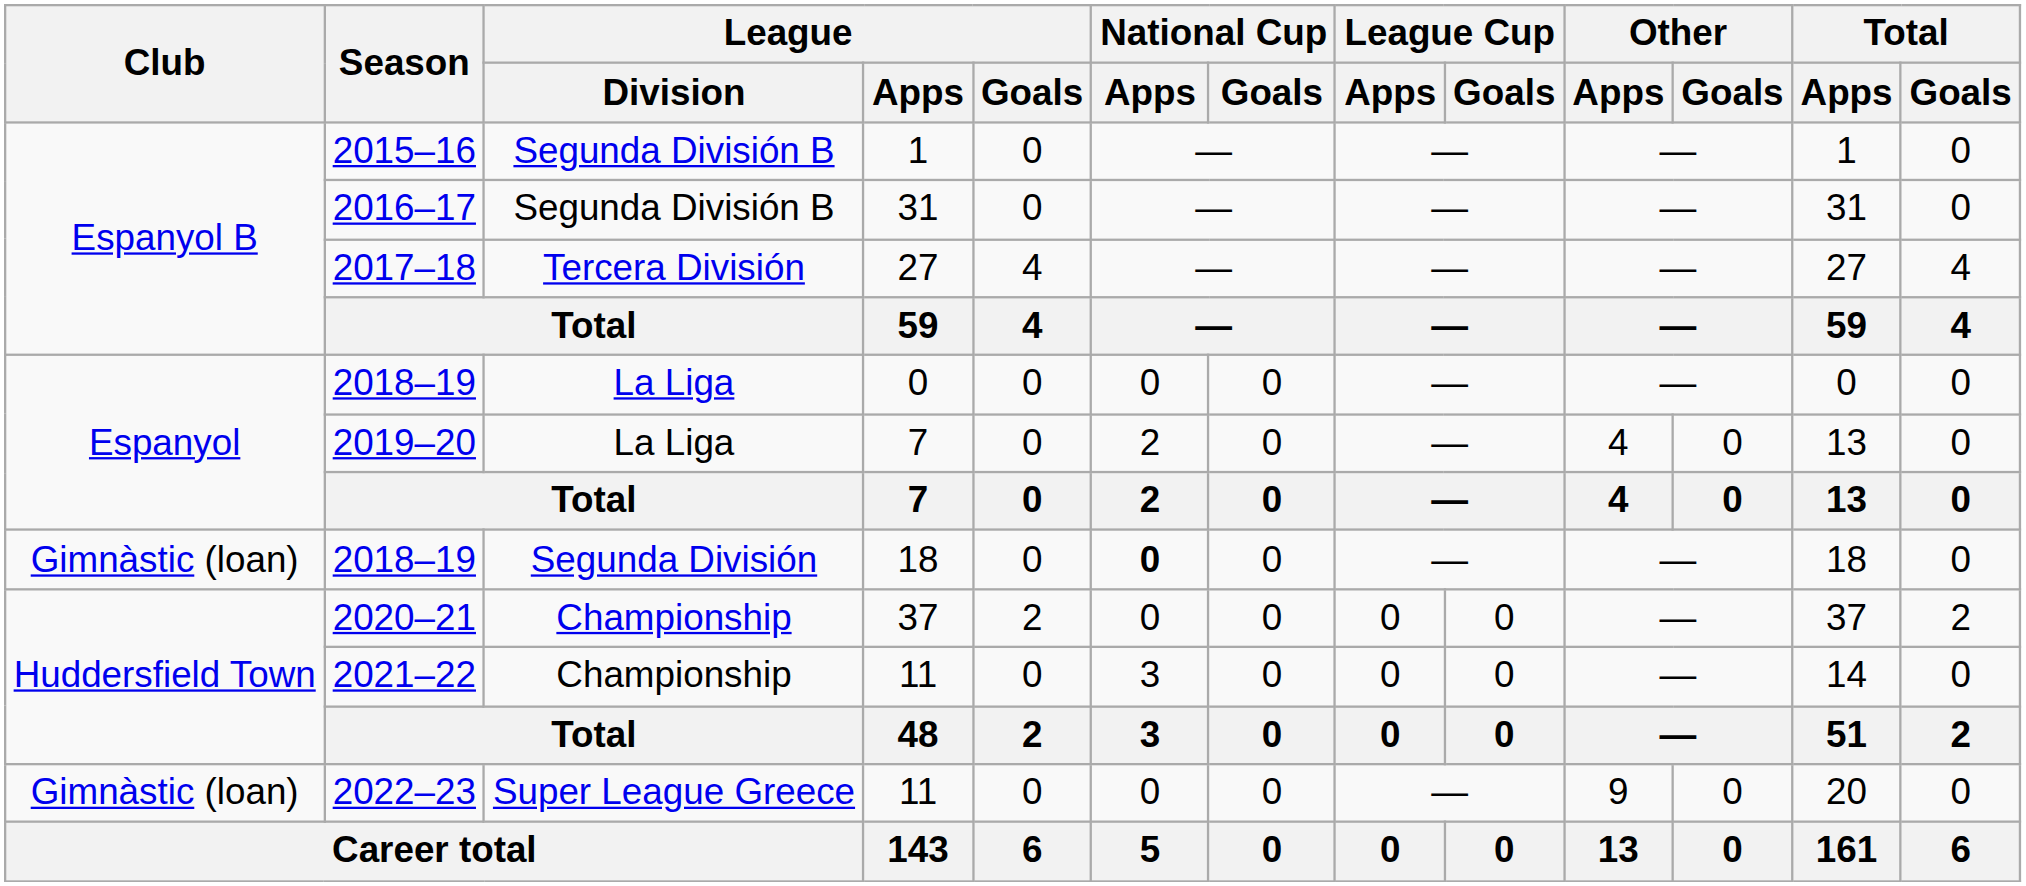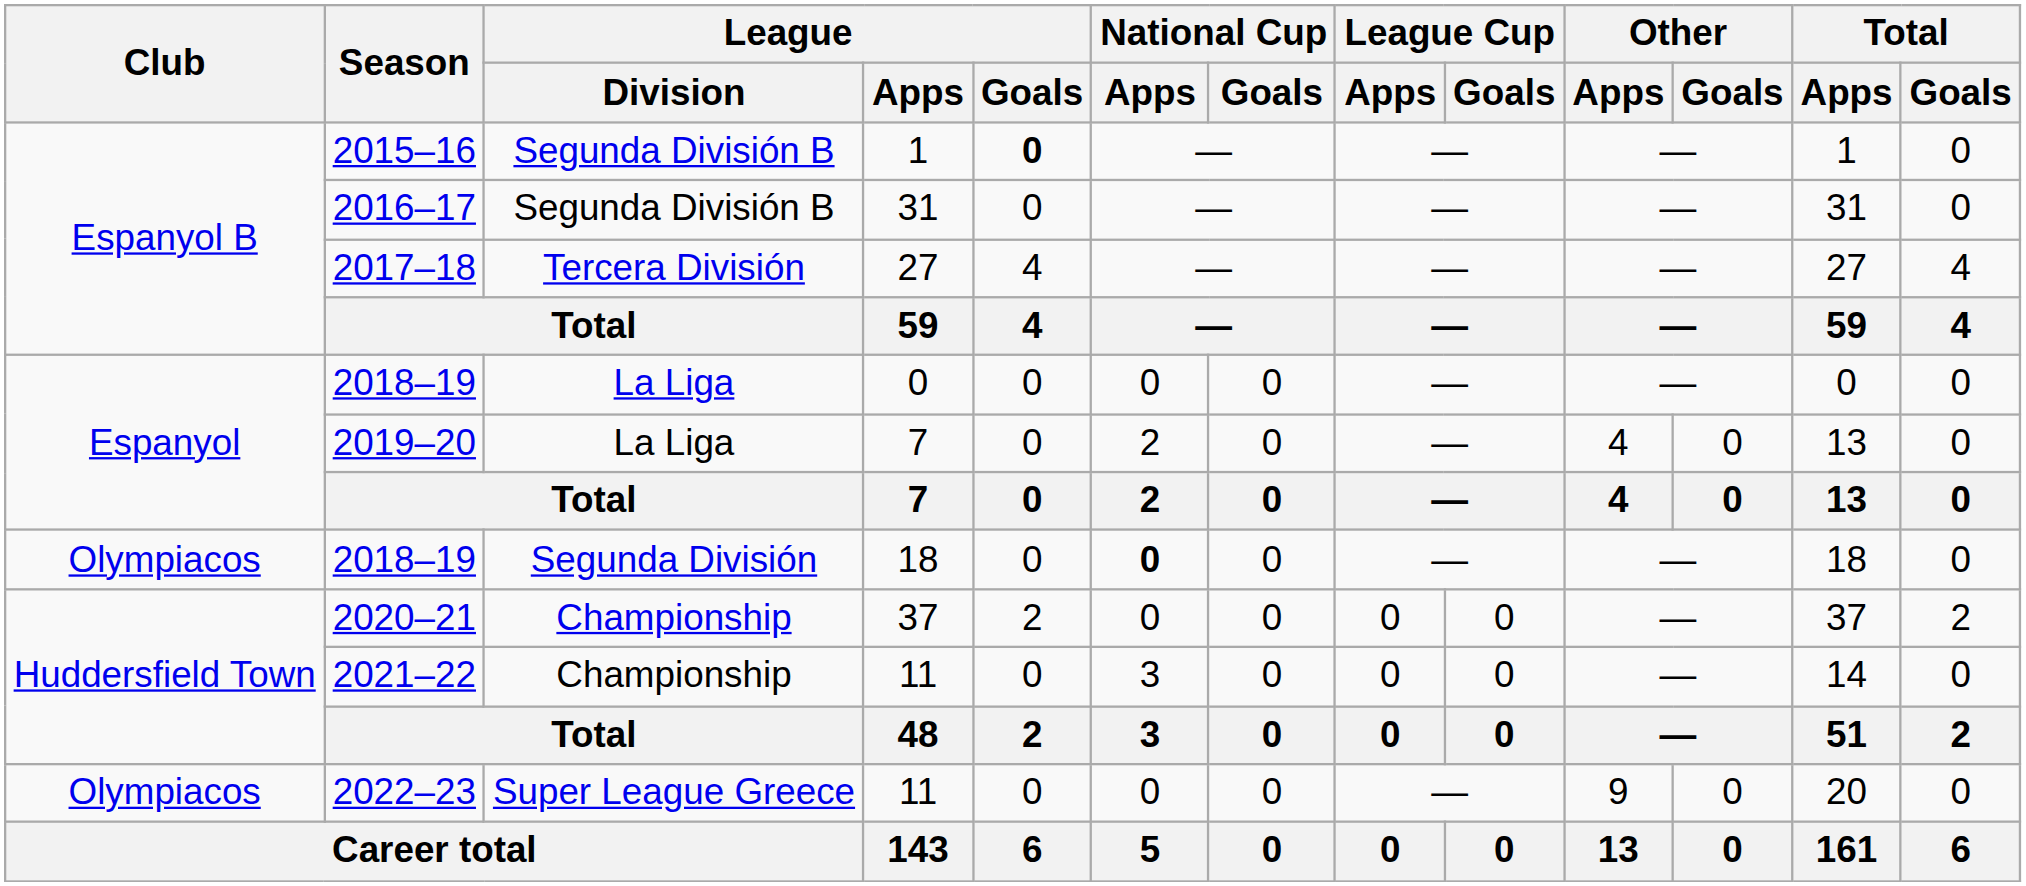(1032, 150) normal -> (1032, 150) bold
(165, 558) Gimnàstic (loan) -> (165, 558) Olympiacos
(165, 792) Gimnàstic (loan) -> (165, 792) Olympiacos
